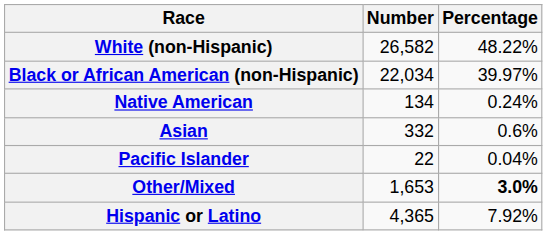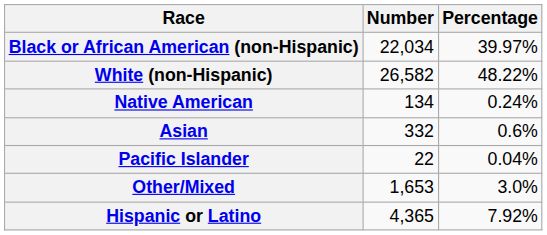rows swapped: (184, 46) <-> (184, 74)
(518, 187) bold -> (518, 187) normal
